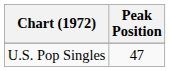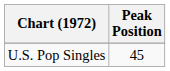(137, 54) 47 -> (137, 54) 45
